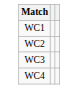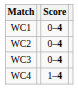+ column: (55, 12)
